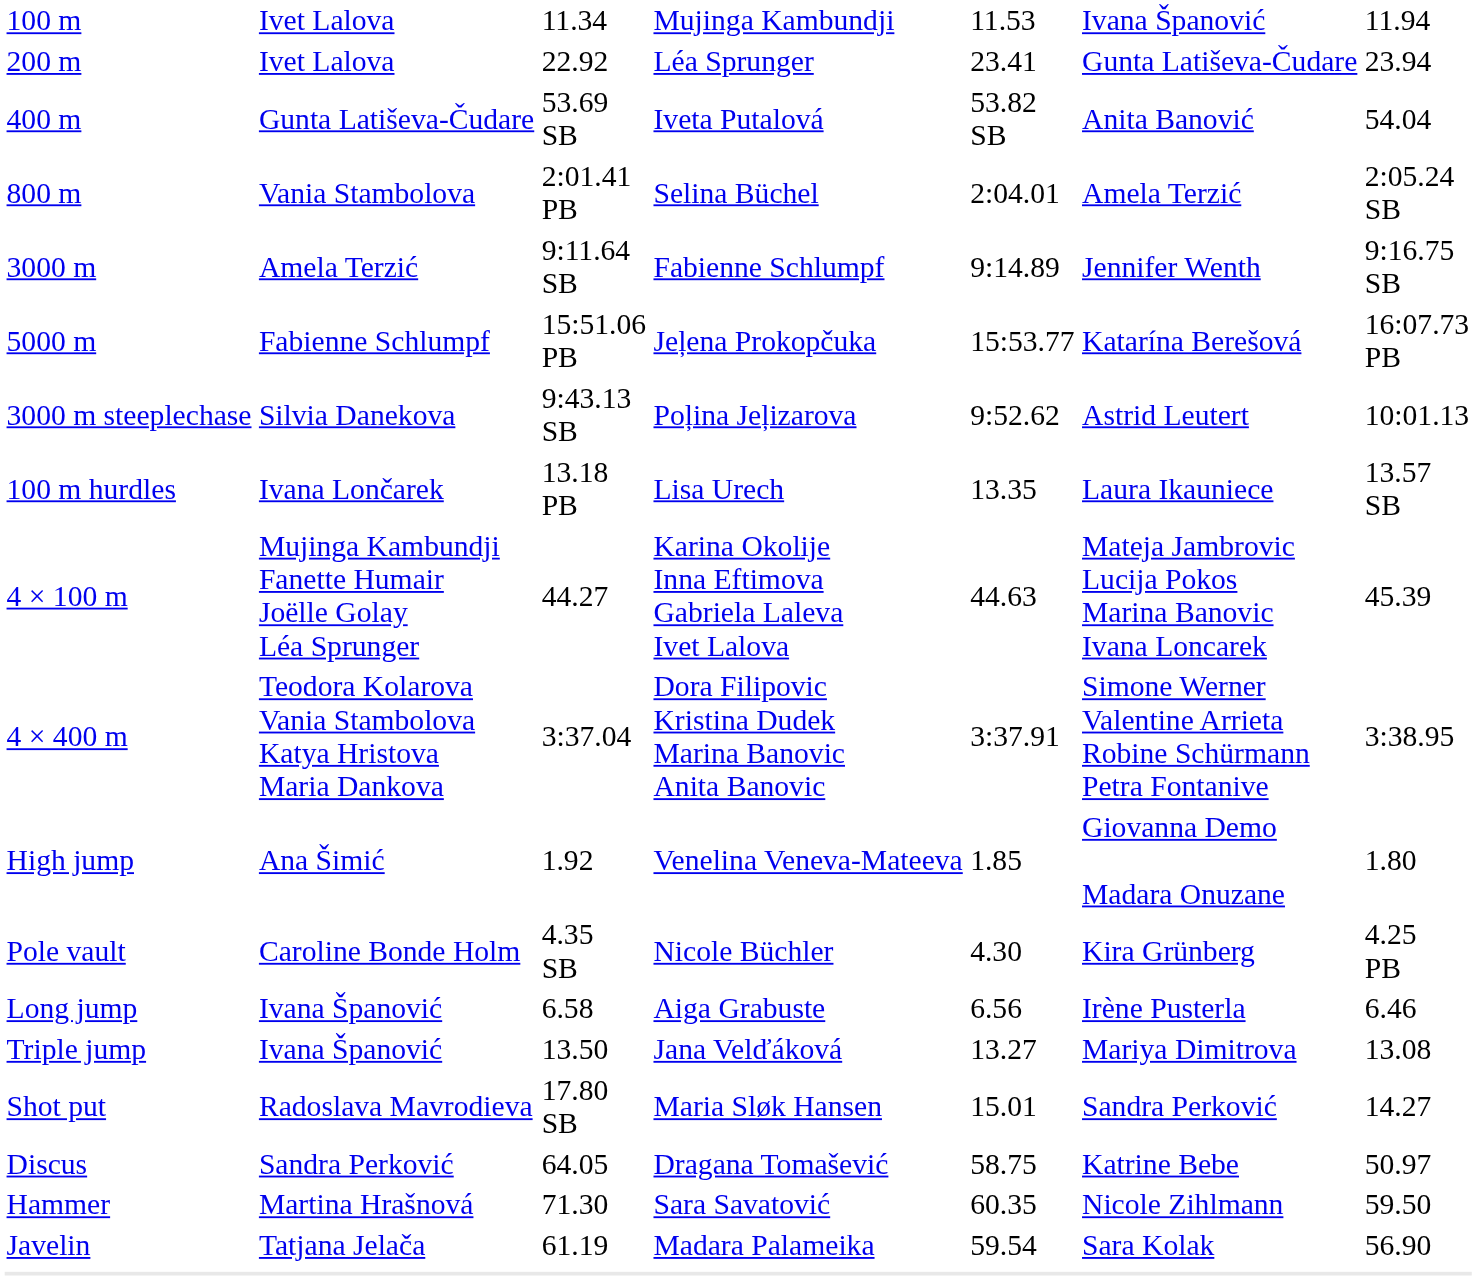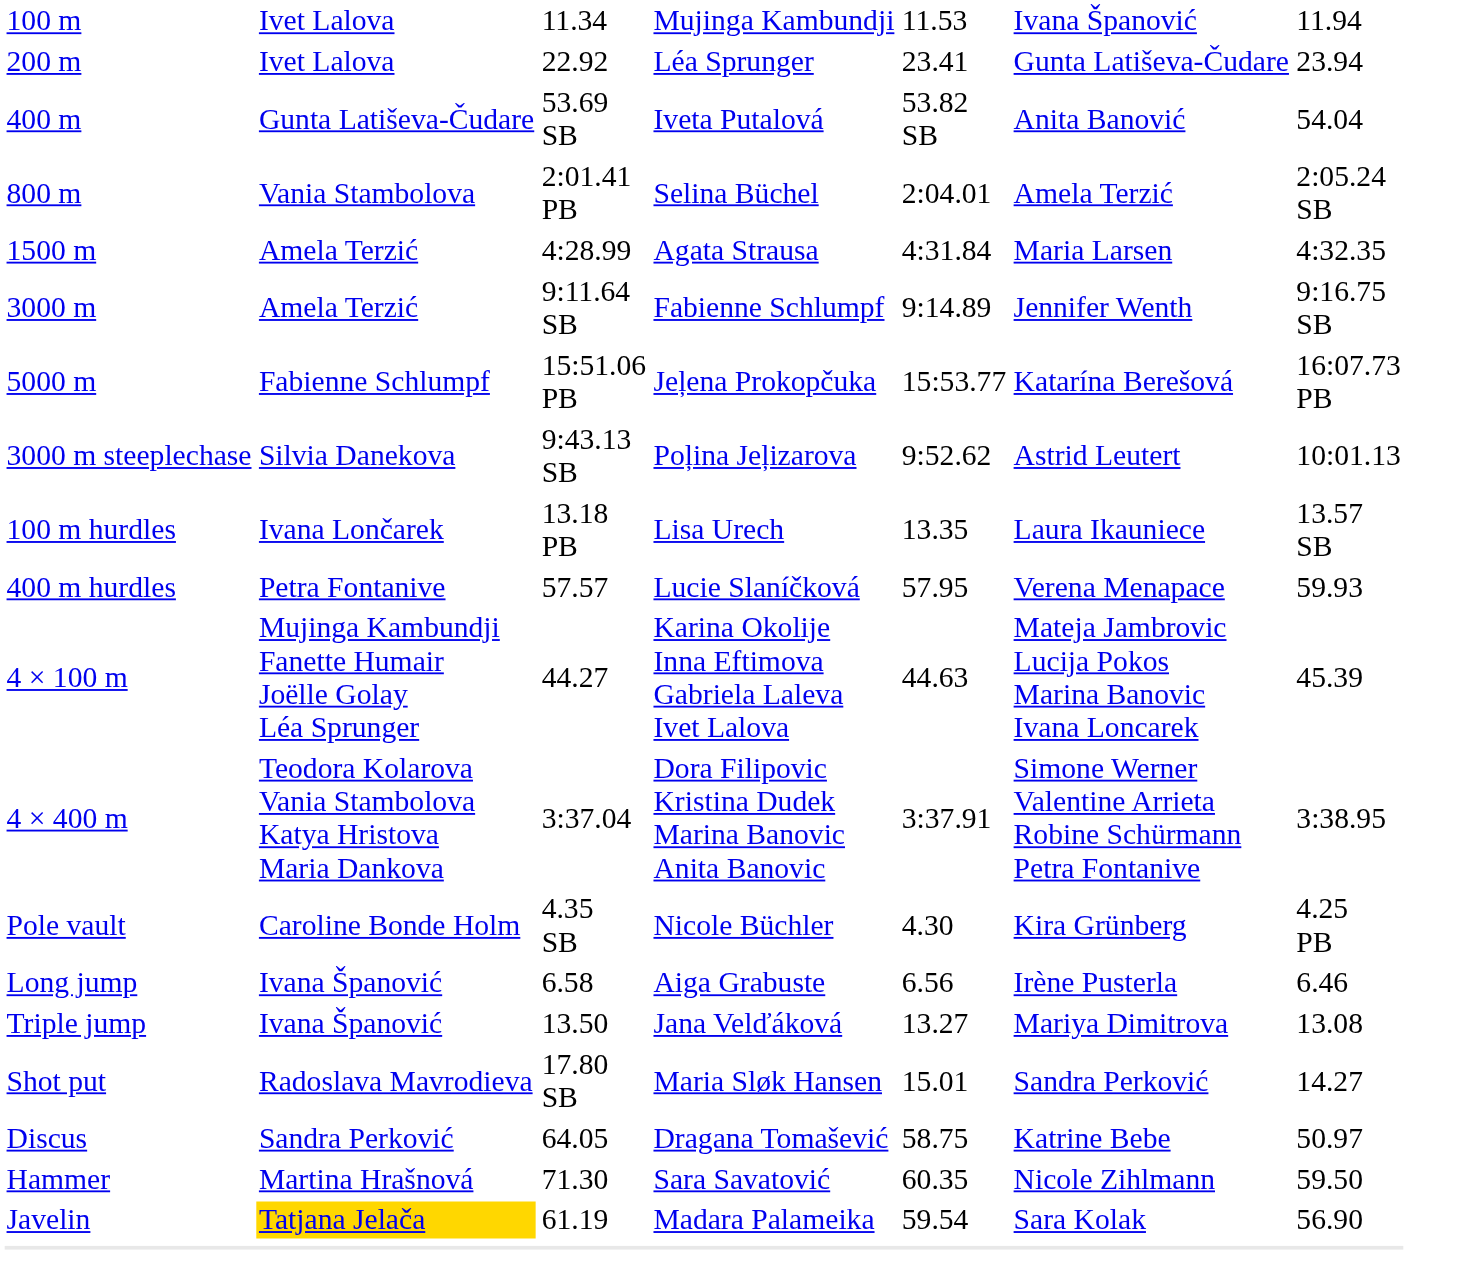+ row: (51, 250)
+ row: (91, 586)
- row: (70, 860)
(342, 1245) no background -> (342, 1219) gold background
